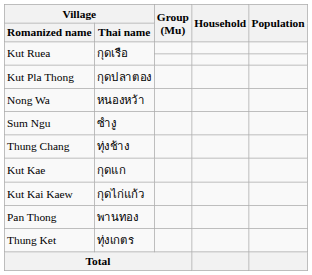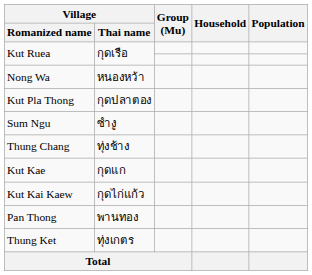rows swapped: (28, 100) <-> (40, 77)
